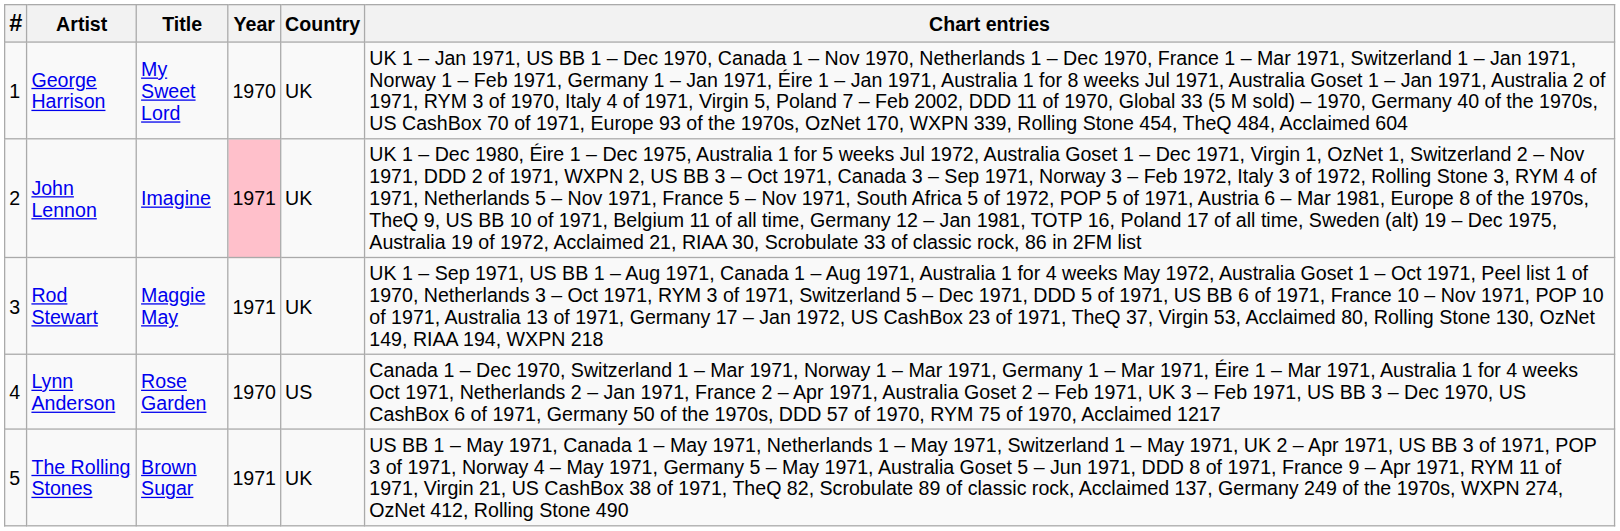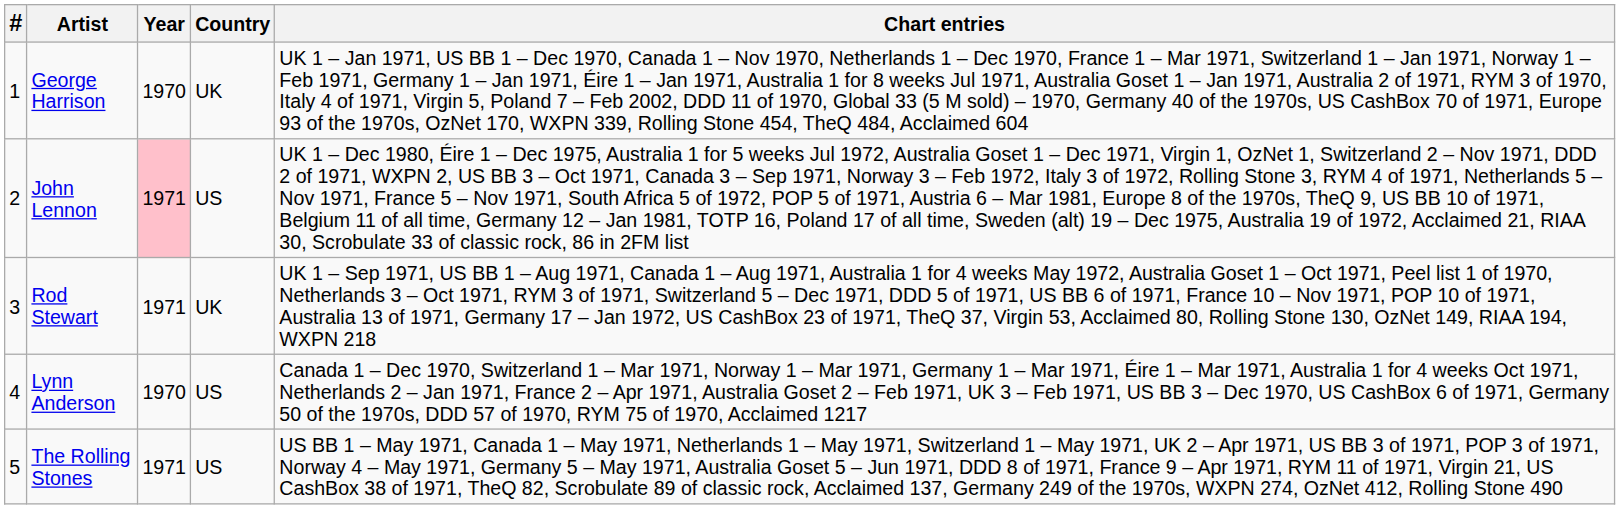- column: (182, 24)
(299, 199) UK -> (209, 199) US
(299, 478) UK -> (209, 467) US
